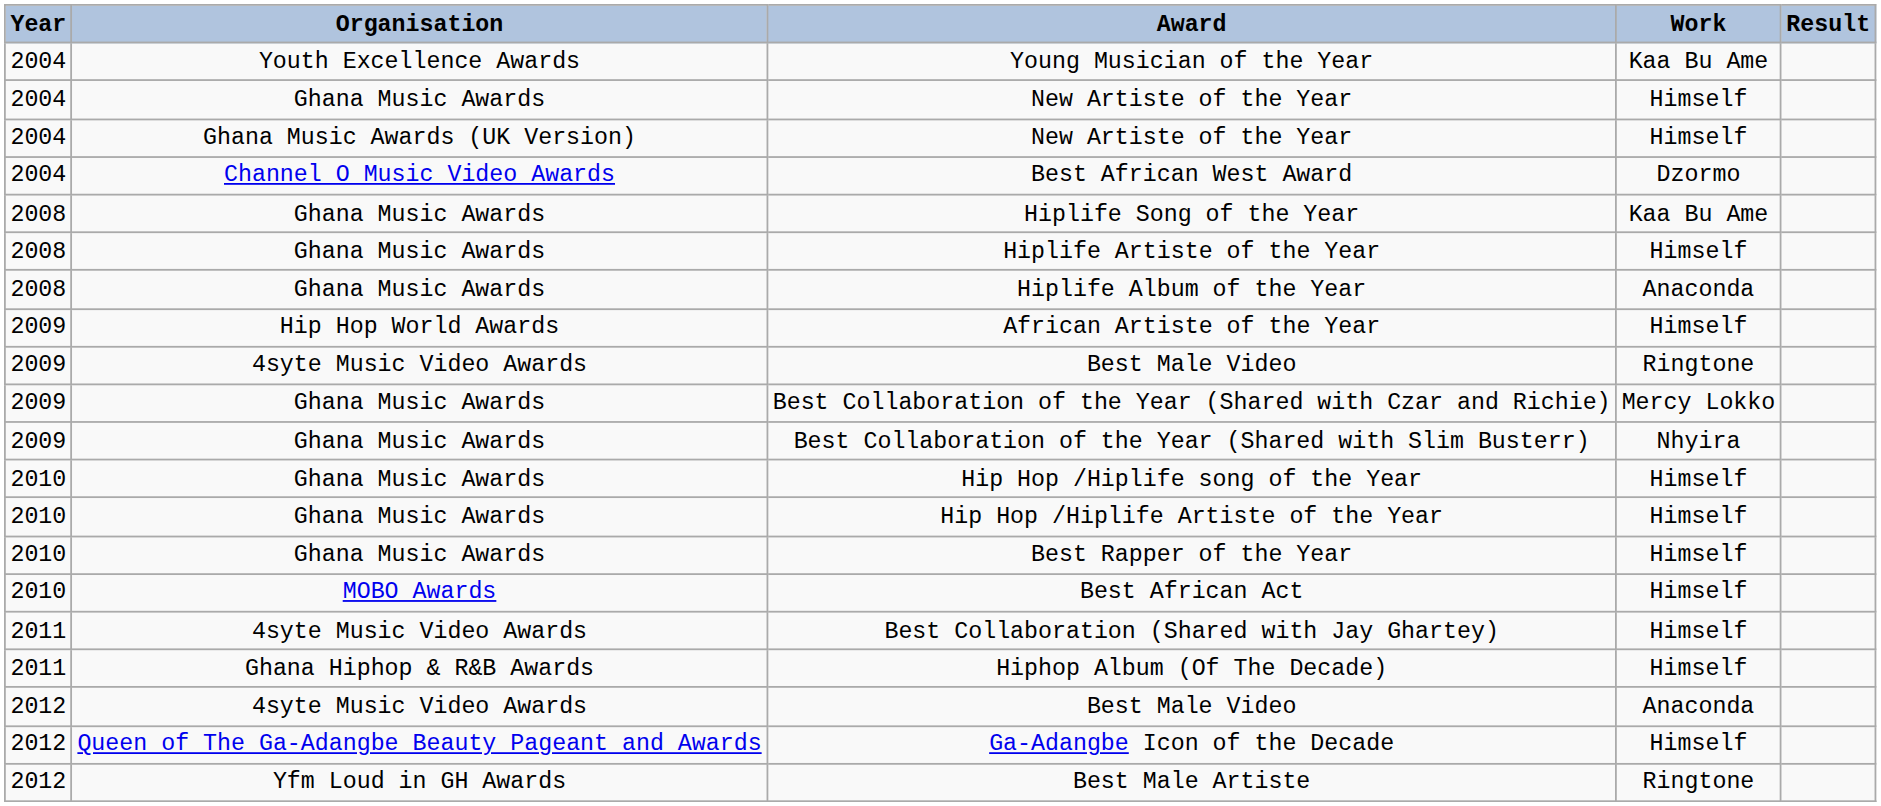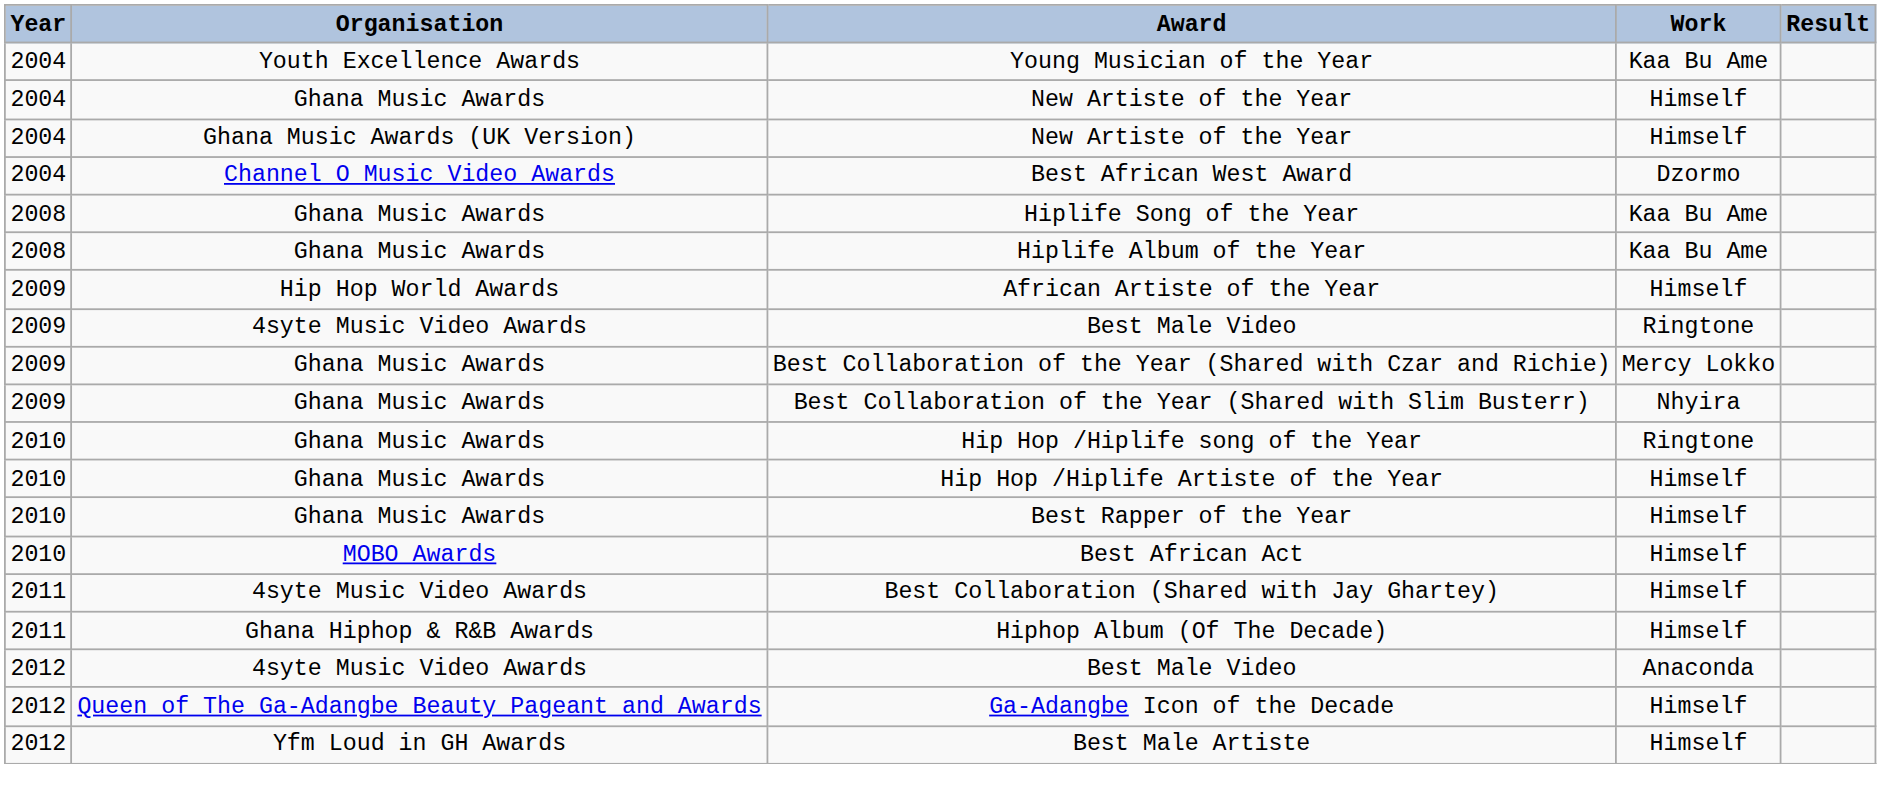- row: (420, 251)
(1698, 289) Anaconda -> (1698, 251) Kaa Bu Ame
(1698, 479) Himself -> (1698, 441) Ringtone
(1698, 782) Ringtone -> (1698, 744) Himself
